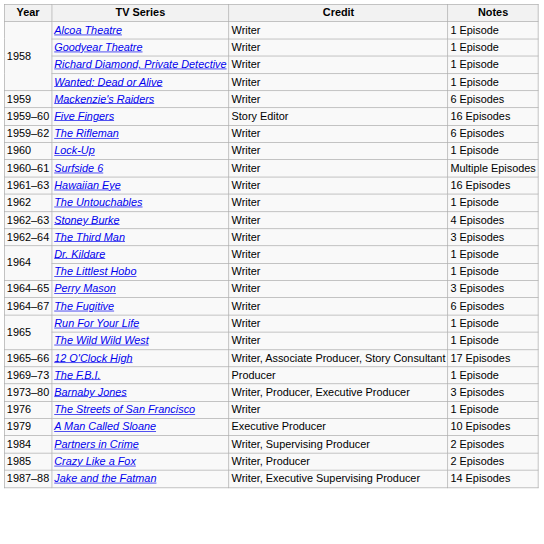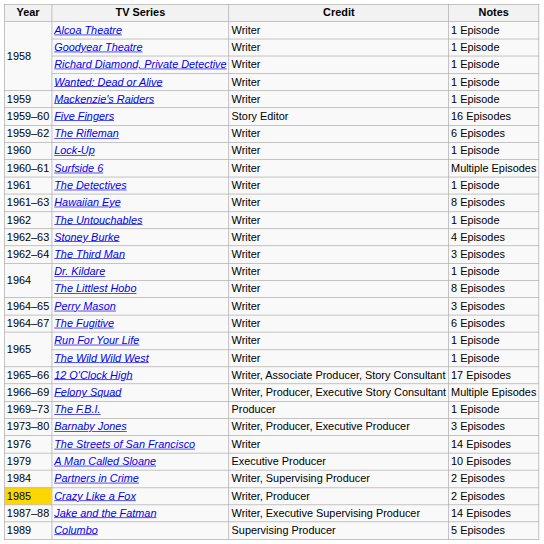(477, 99) 6 Episodes -> (475, 99) 1 Episode
+ row: (91, 185)
(480, 185) 16 Episodes -> (478, 202) 8 Episodes
(475, 271) 1 Episode -> (478, 289) 8 Episodes
+ row: (88, 392)
(475, 409) 1 Episode -> (481, 444) 14 Episodes
(19, 461) no background -> (19, 496) gold background
+ row: (76, 530)
